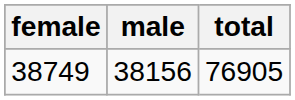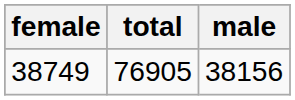columns swapped: (153, 26) <-> (244, 26)
